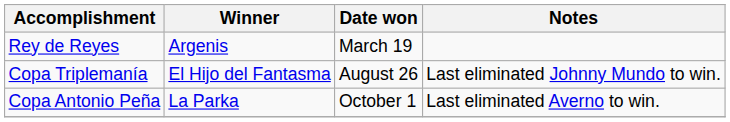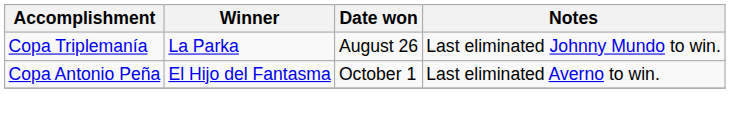- row: (64, 46)
(250, 74) El Hijo del Fantasma -> (204, 46) La Parka
(204, 102) La Parka -> (250, 74) El Hijo del Fantasma
